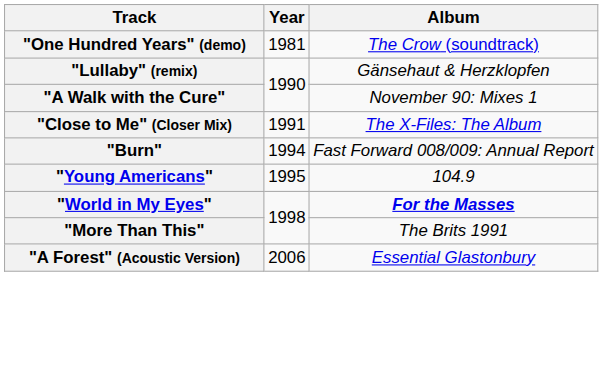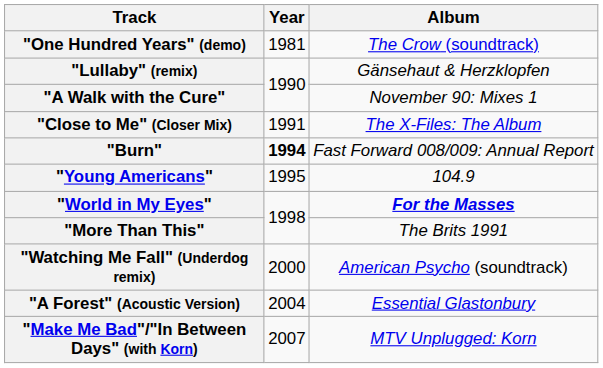(287, 151) normal -> (287, 151) bold
+ row: (134, 267)
(287, 257) 2006 -> (287, 303) 2004
+ row: (134, 339)
